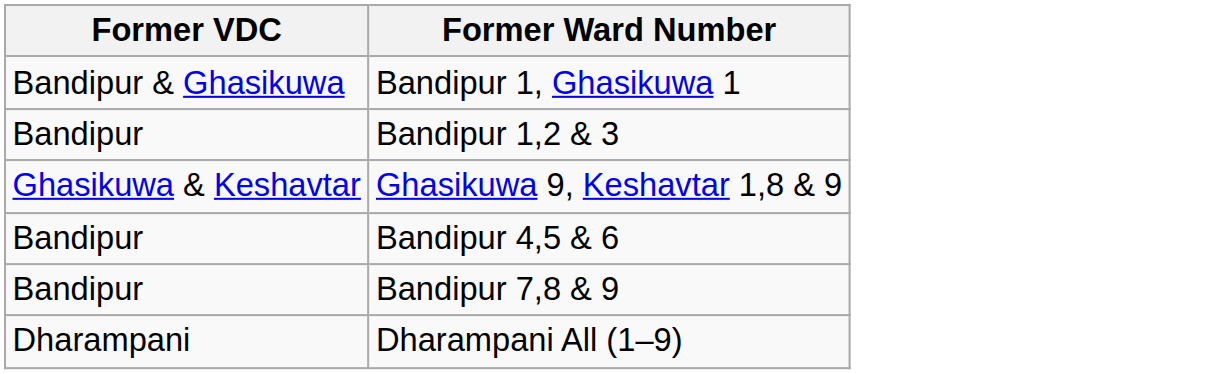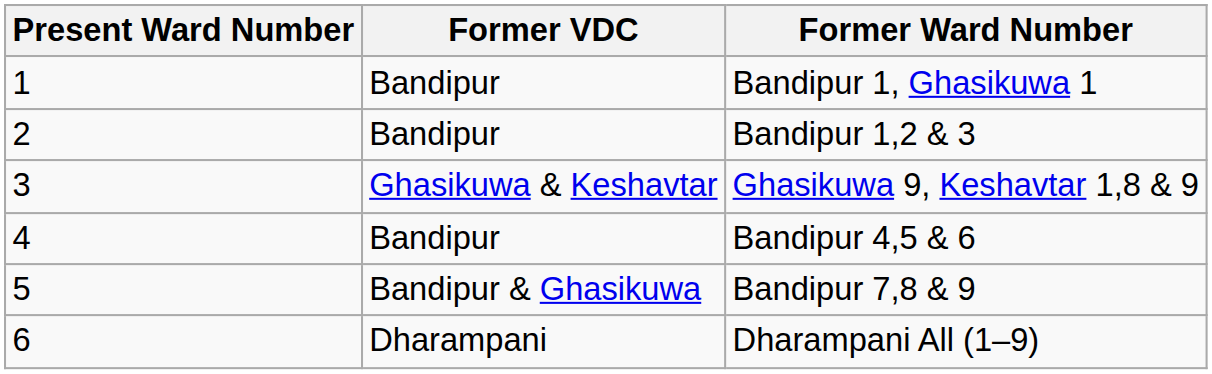+ column: (183, 30)
(179, 82) Bandipur & Ghasikuwa -> (435, 82) Bandipur
(78, 289) Bandipur -> (535, 289) Bandipur & Ghasikuwa
